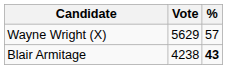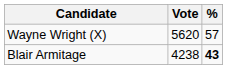(185, 34) 5629 -> (185, 34) 5620
